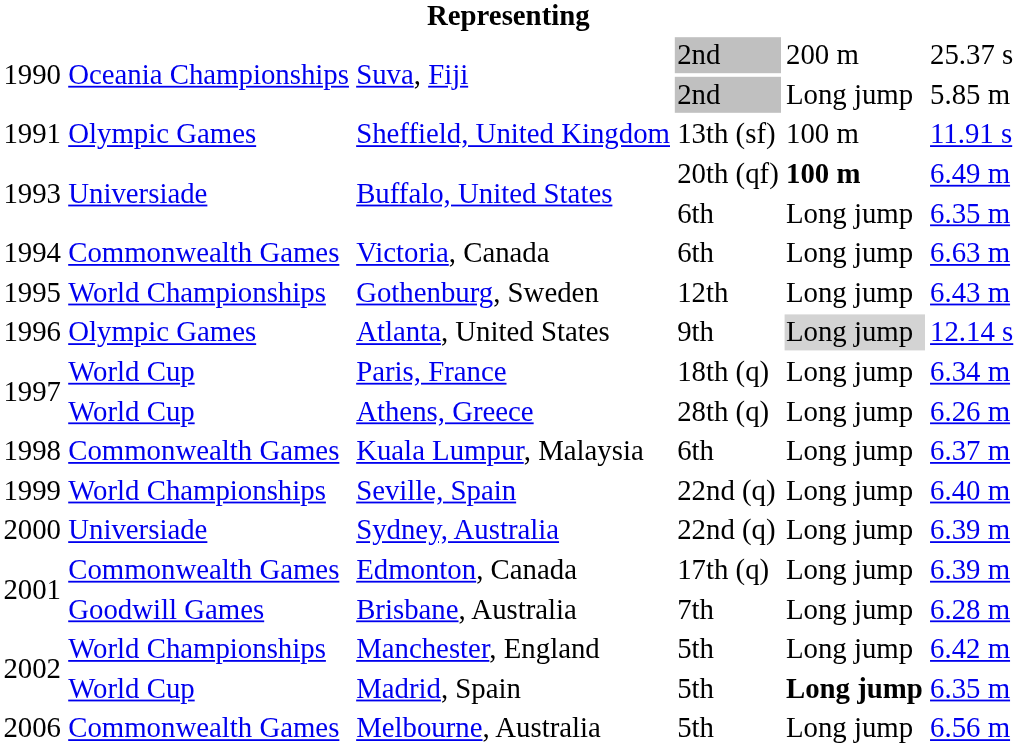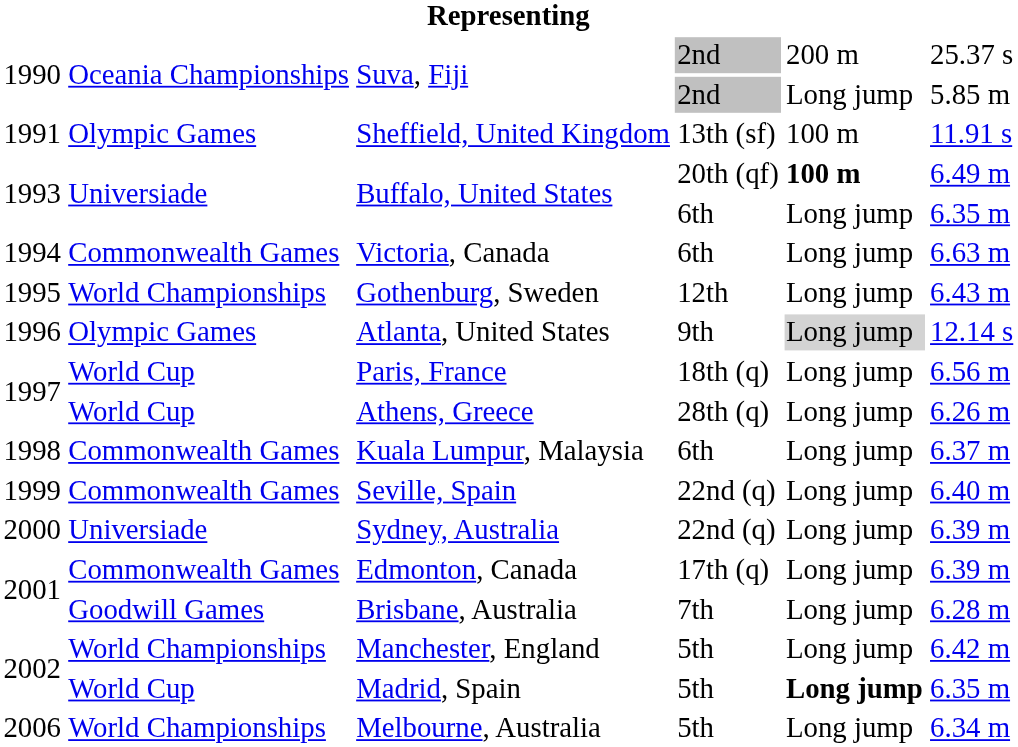(970, 371) 6.34 m -> (970, 371) 6.56 m
(197, 490) World Championships -> (204, 490) Commonwealth Games
(204, 727) Commonwealth Games -> (197, 727) World Championships
(970, 727) 6.56 m -> (970, 727) 6.34 m
